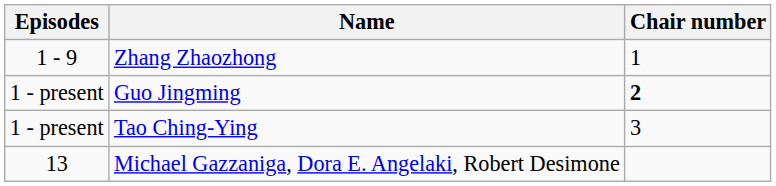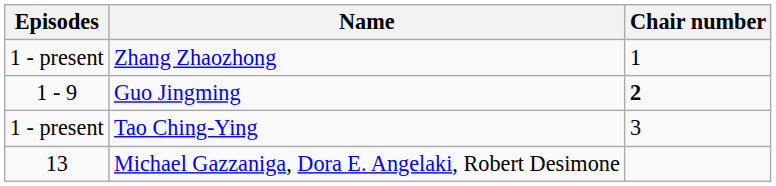(57, 57) 1 - 9 -> (57, 57) 1 - present
(57, 92) 1 - present -> (57, 92) 1 - 9
